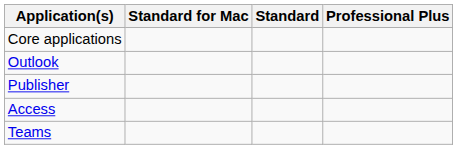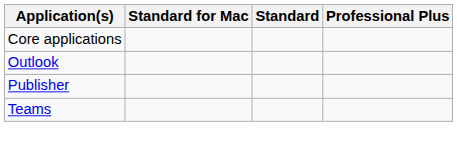- row: (32, 109)
